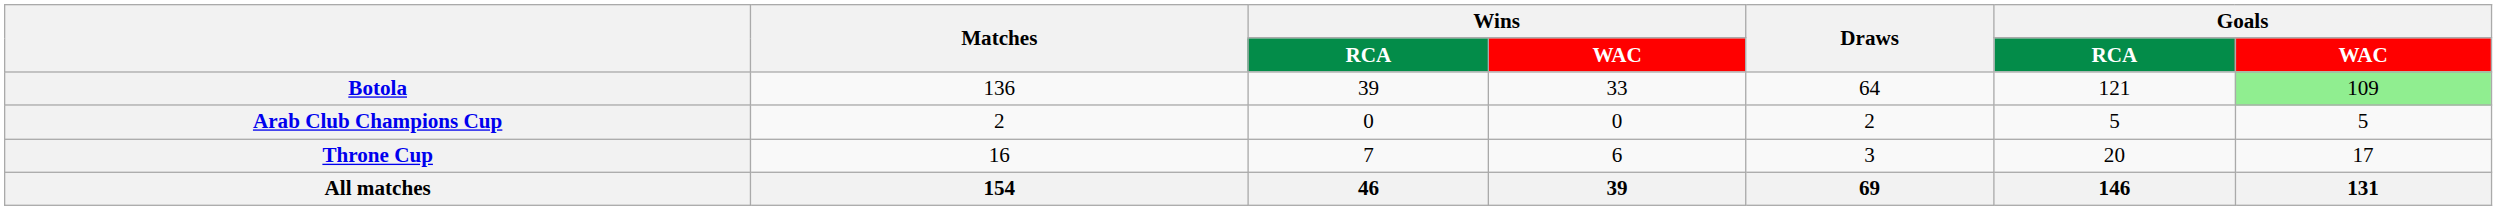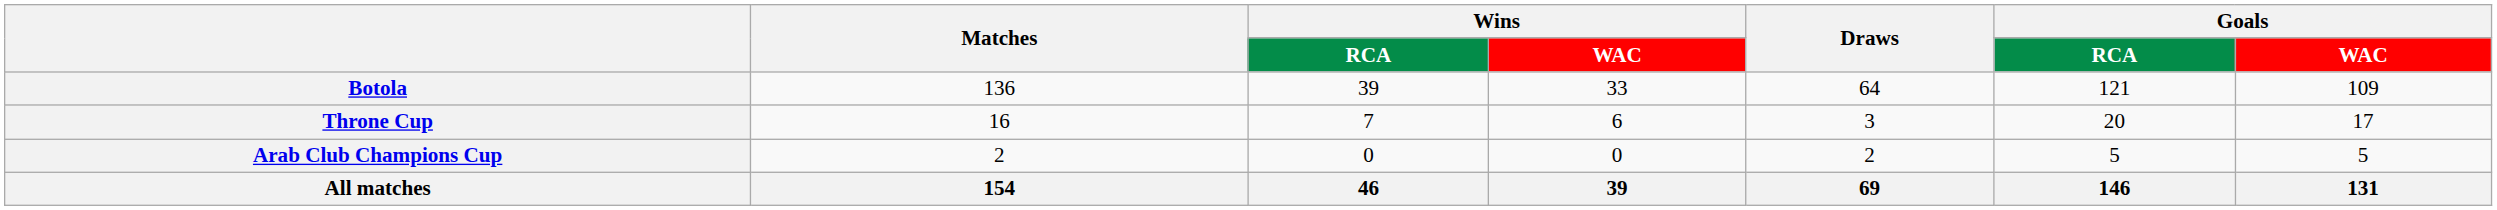(2363, 88) lightgreen background -> (2363, 88) no background
rows swapped: (378, 155) <-> (378, 121)
